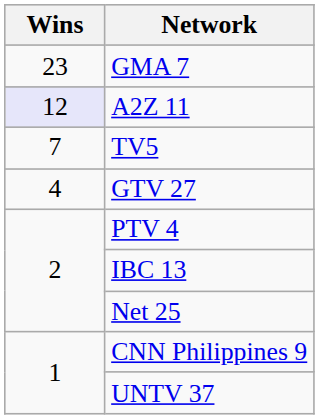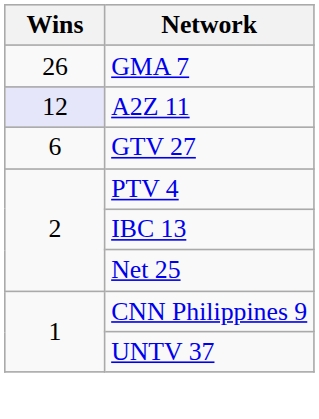(55, 65) 23 -> (55, 65) 26
- row: (135, 147)
(55, 188) 4 -> (55, 147) 6
